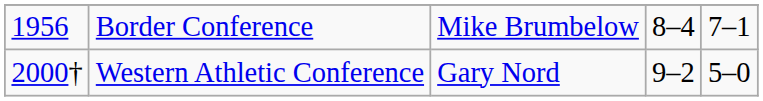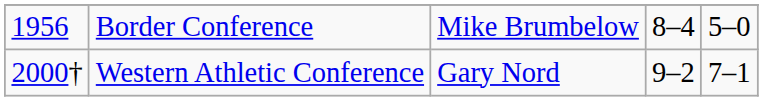(729, 27) 7–1 -> (729, 27) 5–0
(729, 72) 5–0 -> (729, 72) 7–1
